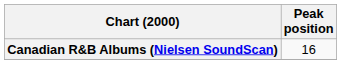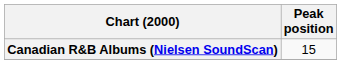(309, 49) 16 -> (309, 49) 15
